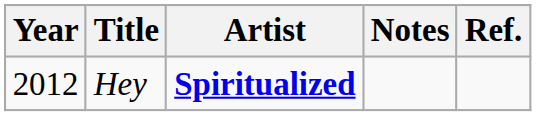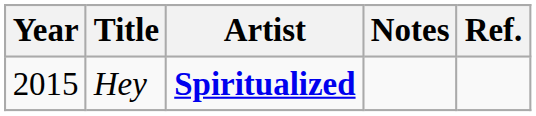(46, 82) 2012 -> (46, 82) 2015
